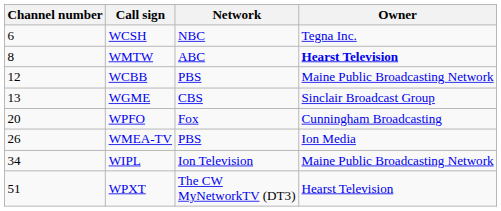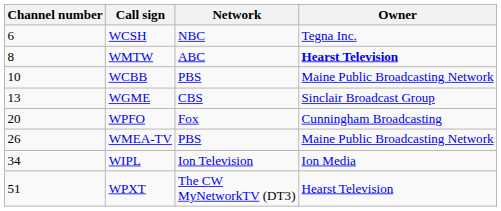(14, 77) 12 -> (14, 77) 10
(329, 139) Ion Media -> (398, 139) Maine Public Broadcasting Network
(398, 160) Maine Public Broadcasting Network -> (329, 160) Ion Media
